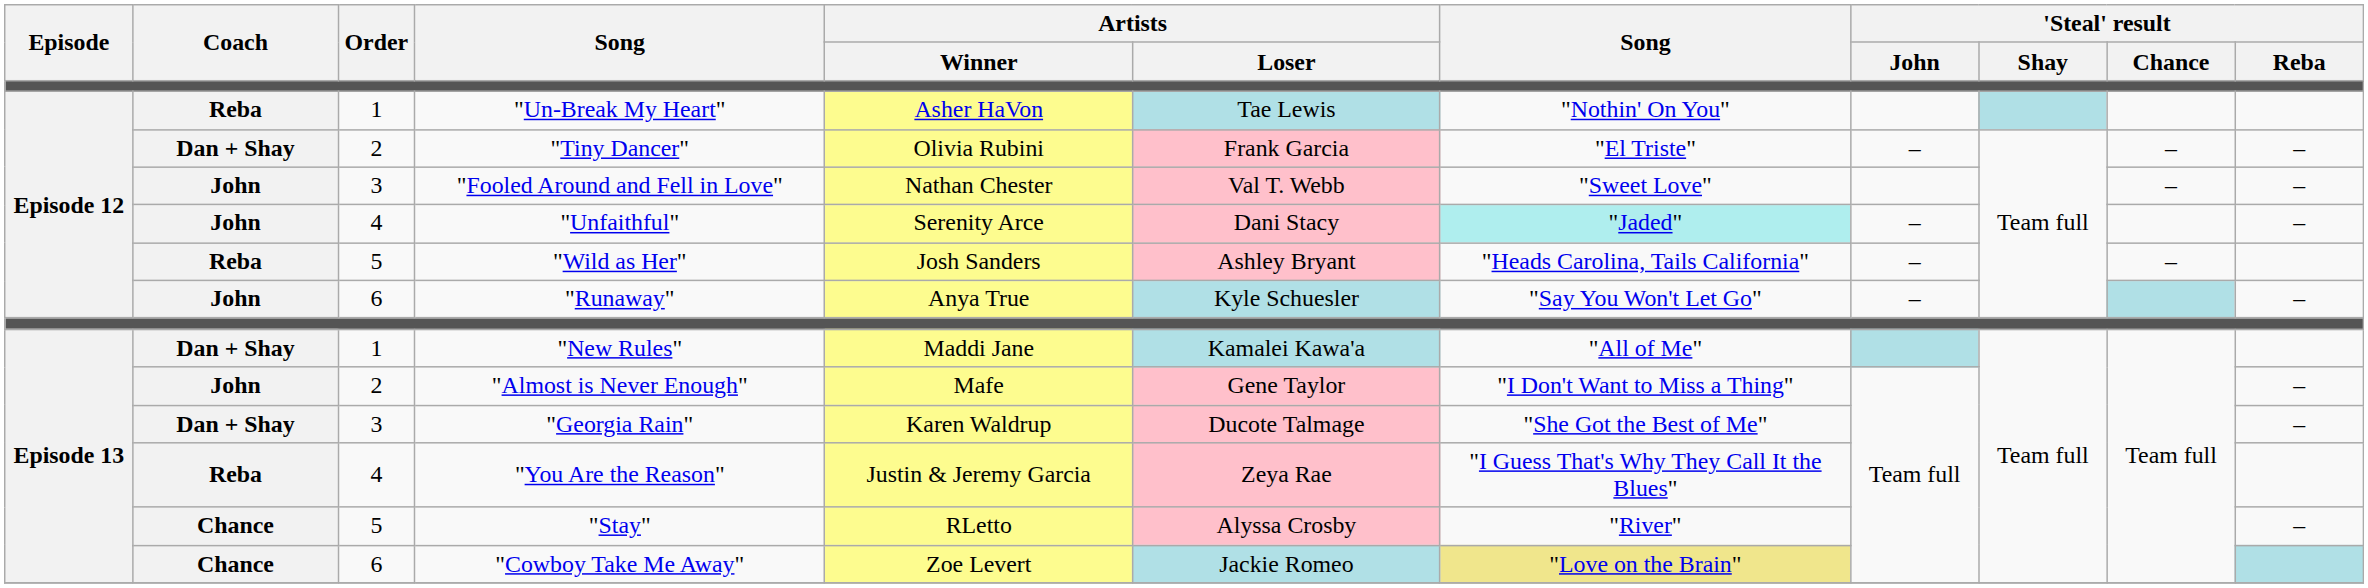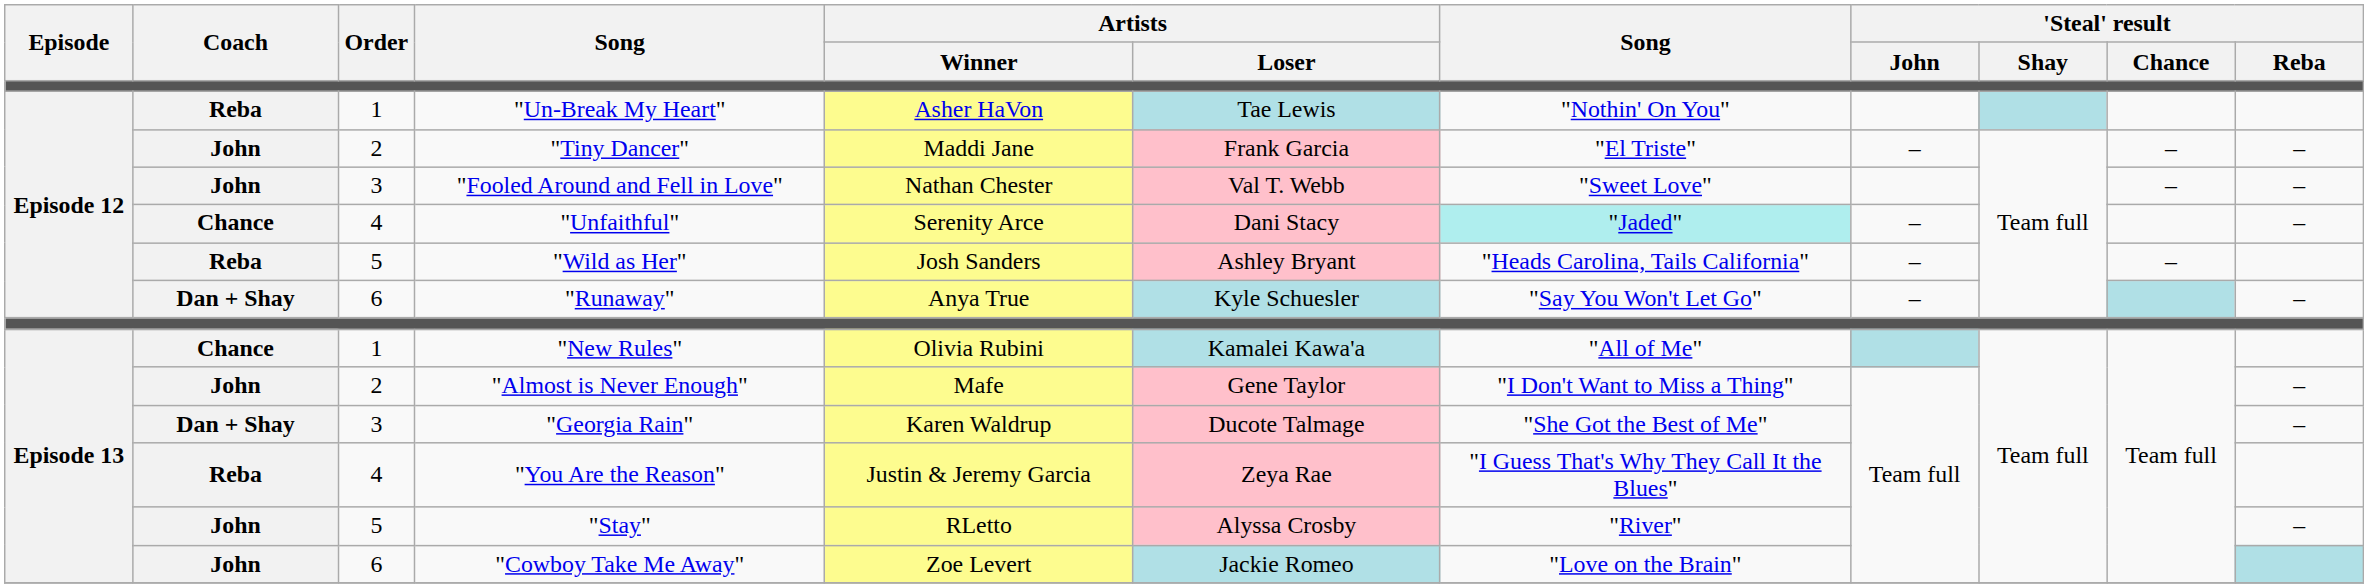(235, 147) Dan + Shay -> (235, 147) John
(979, 147) Olivia Rubini -> (979, 147) Maddi Jane
(235, 223) John -> (235, 223) Chance
(235, 299) John -> (235, 299) Dan + Shay
(235, 347) Dan + Shay -> (235, 347) Chance
(979, 347) Maddi Jane -> (979, 347) Olivia Rubini
(235, 525) Chance -> (235, 525) John
(235, 563) Chance -> (235, 563) John
(1645, 563) khaki background -> (1645, 563) no background
